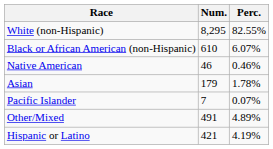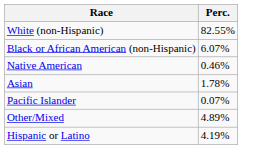- column: (214, 13)
